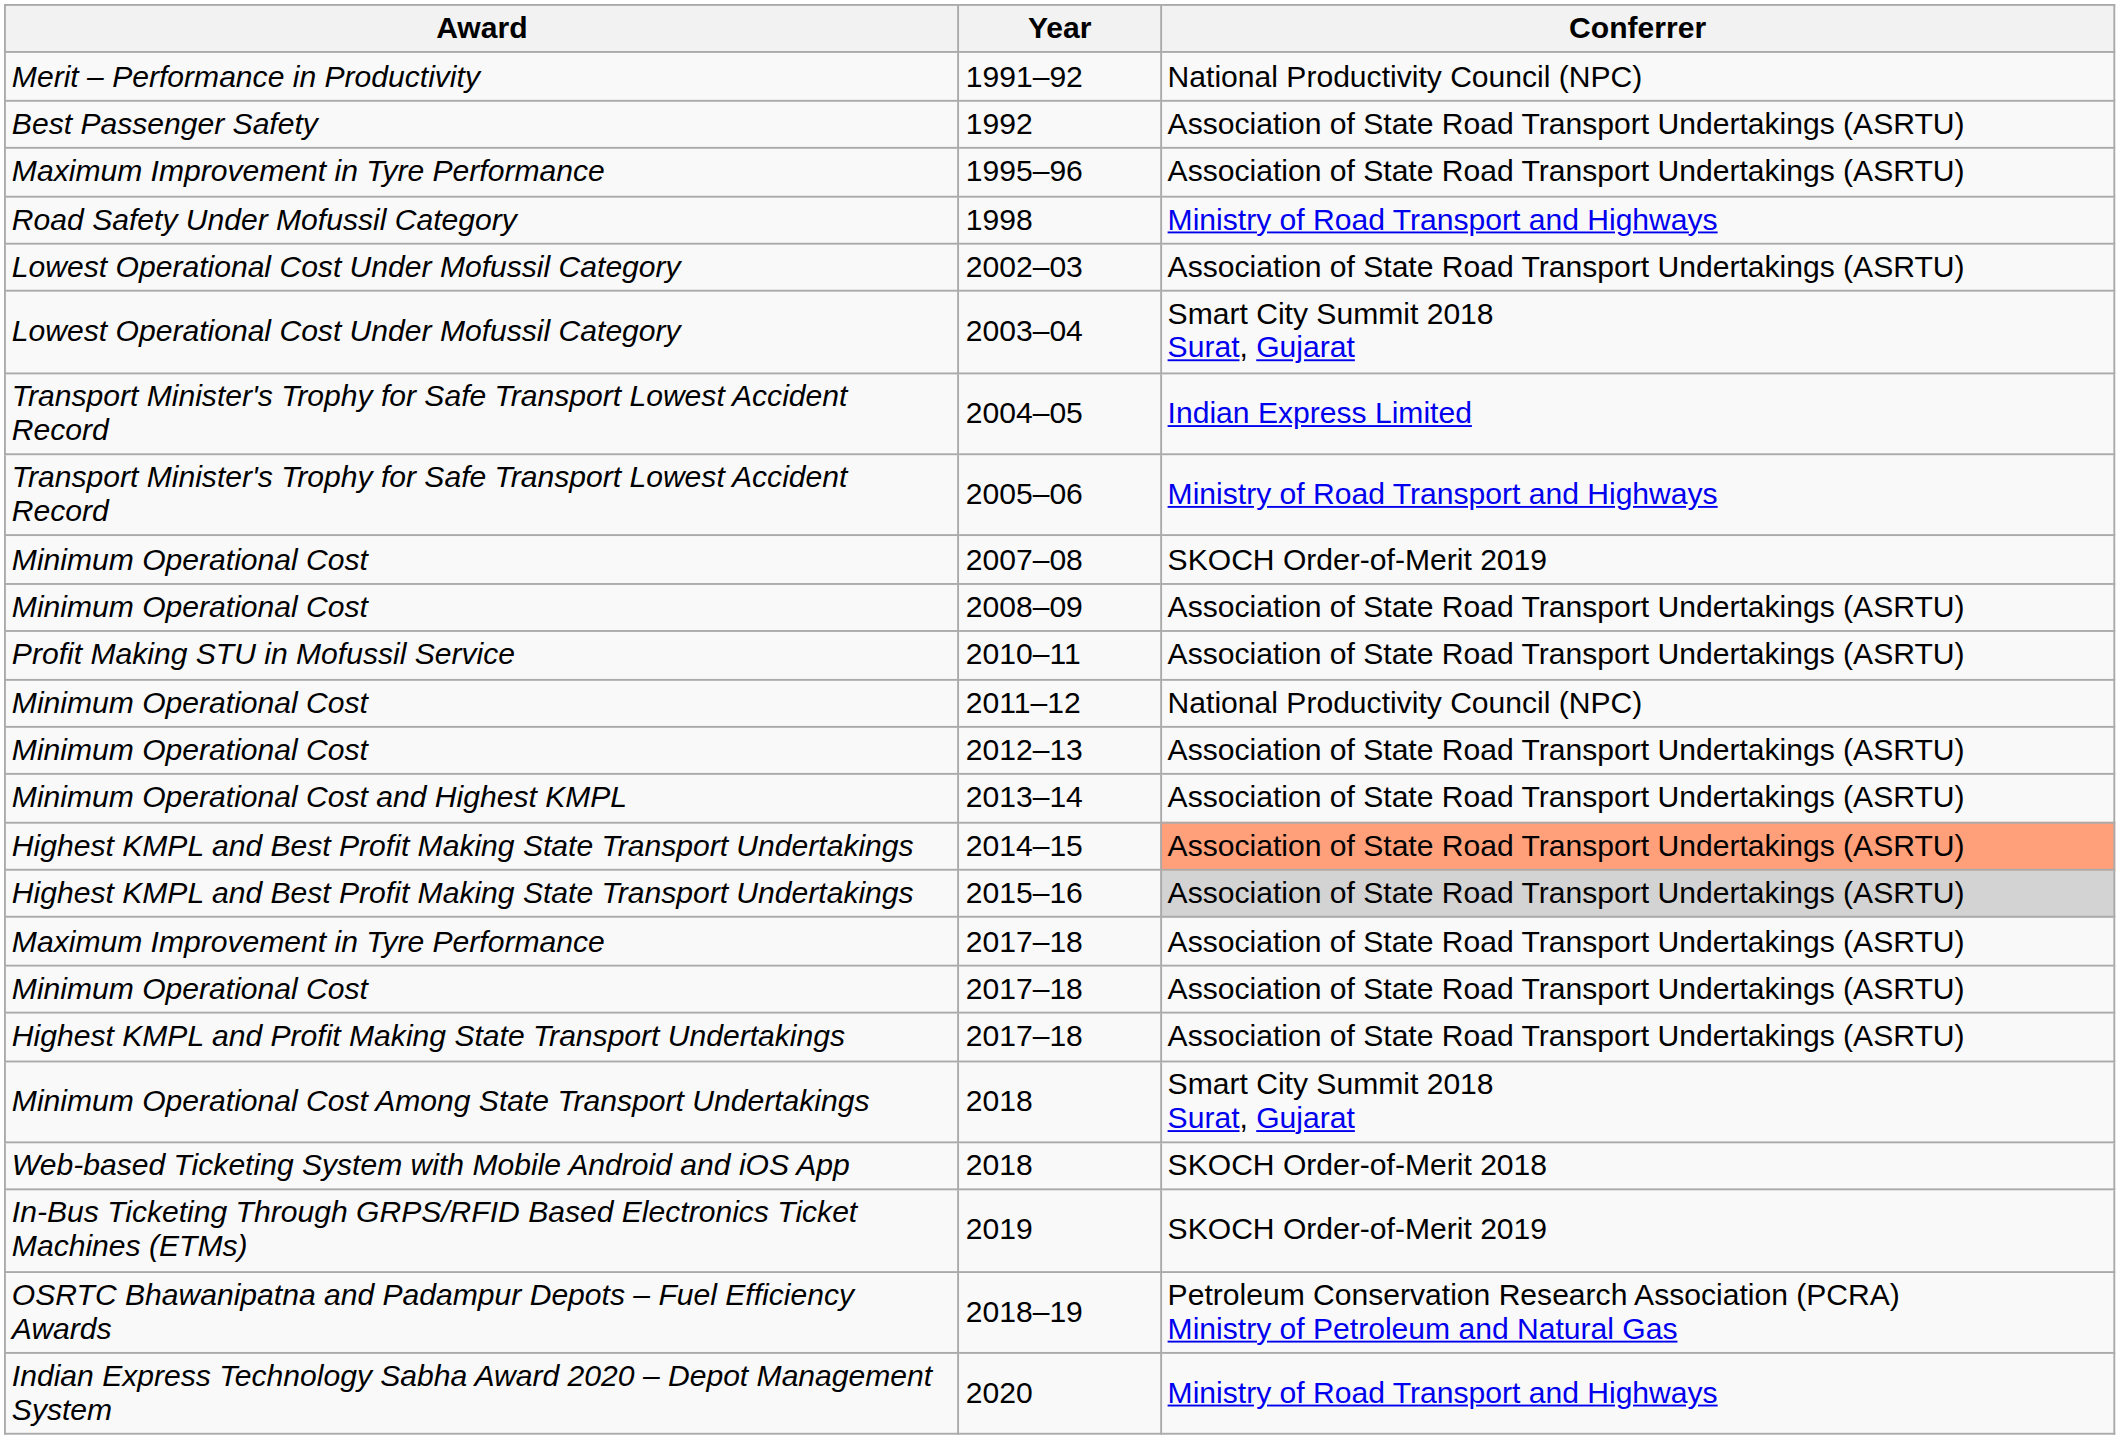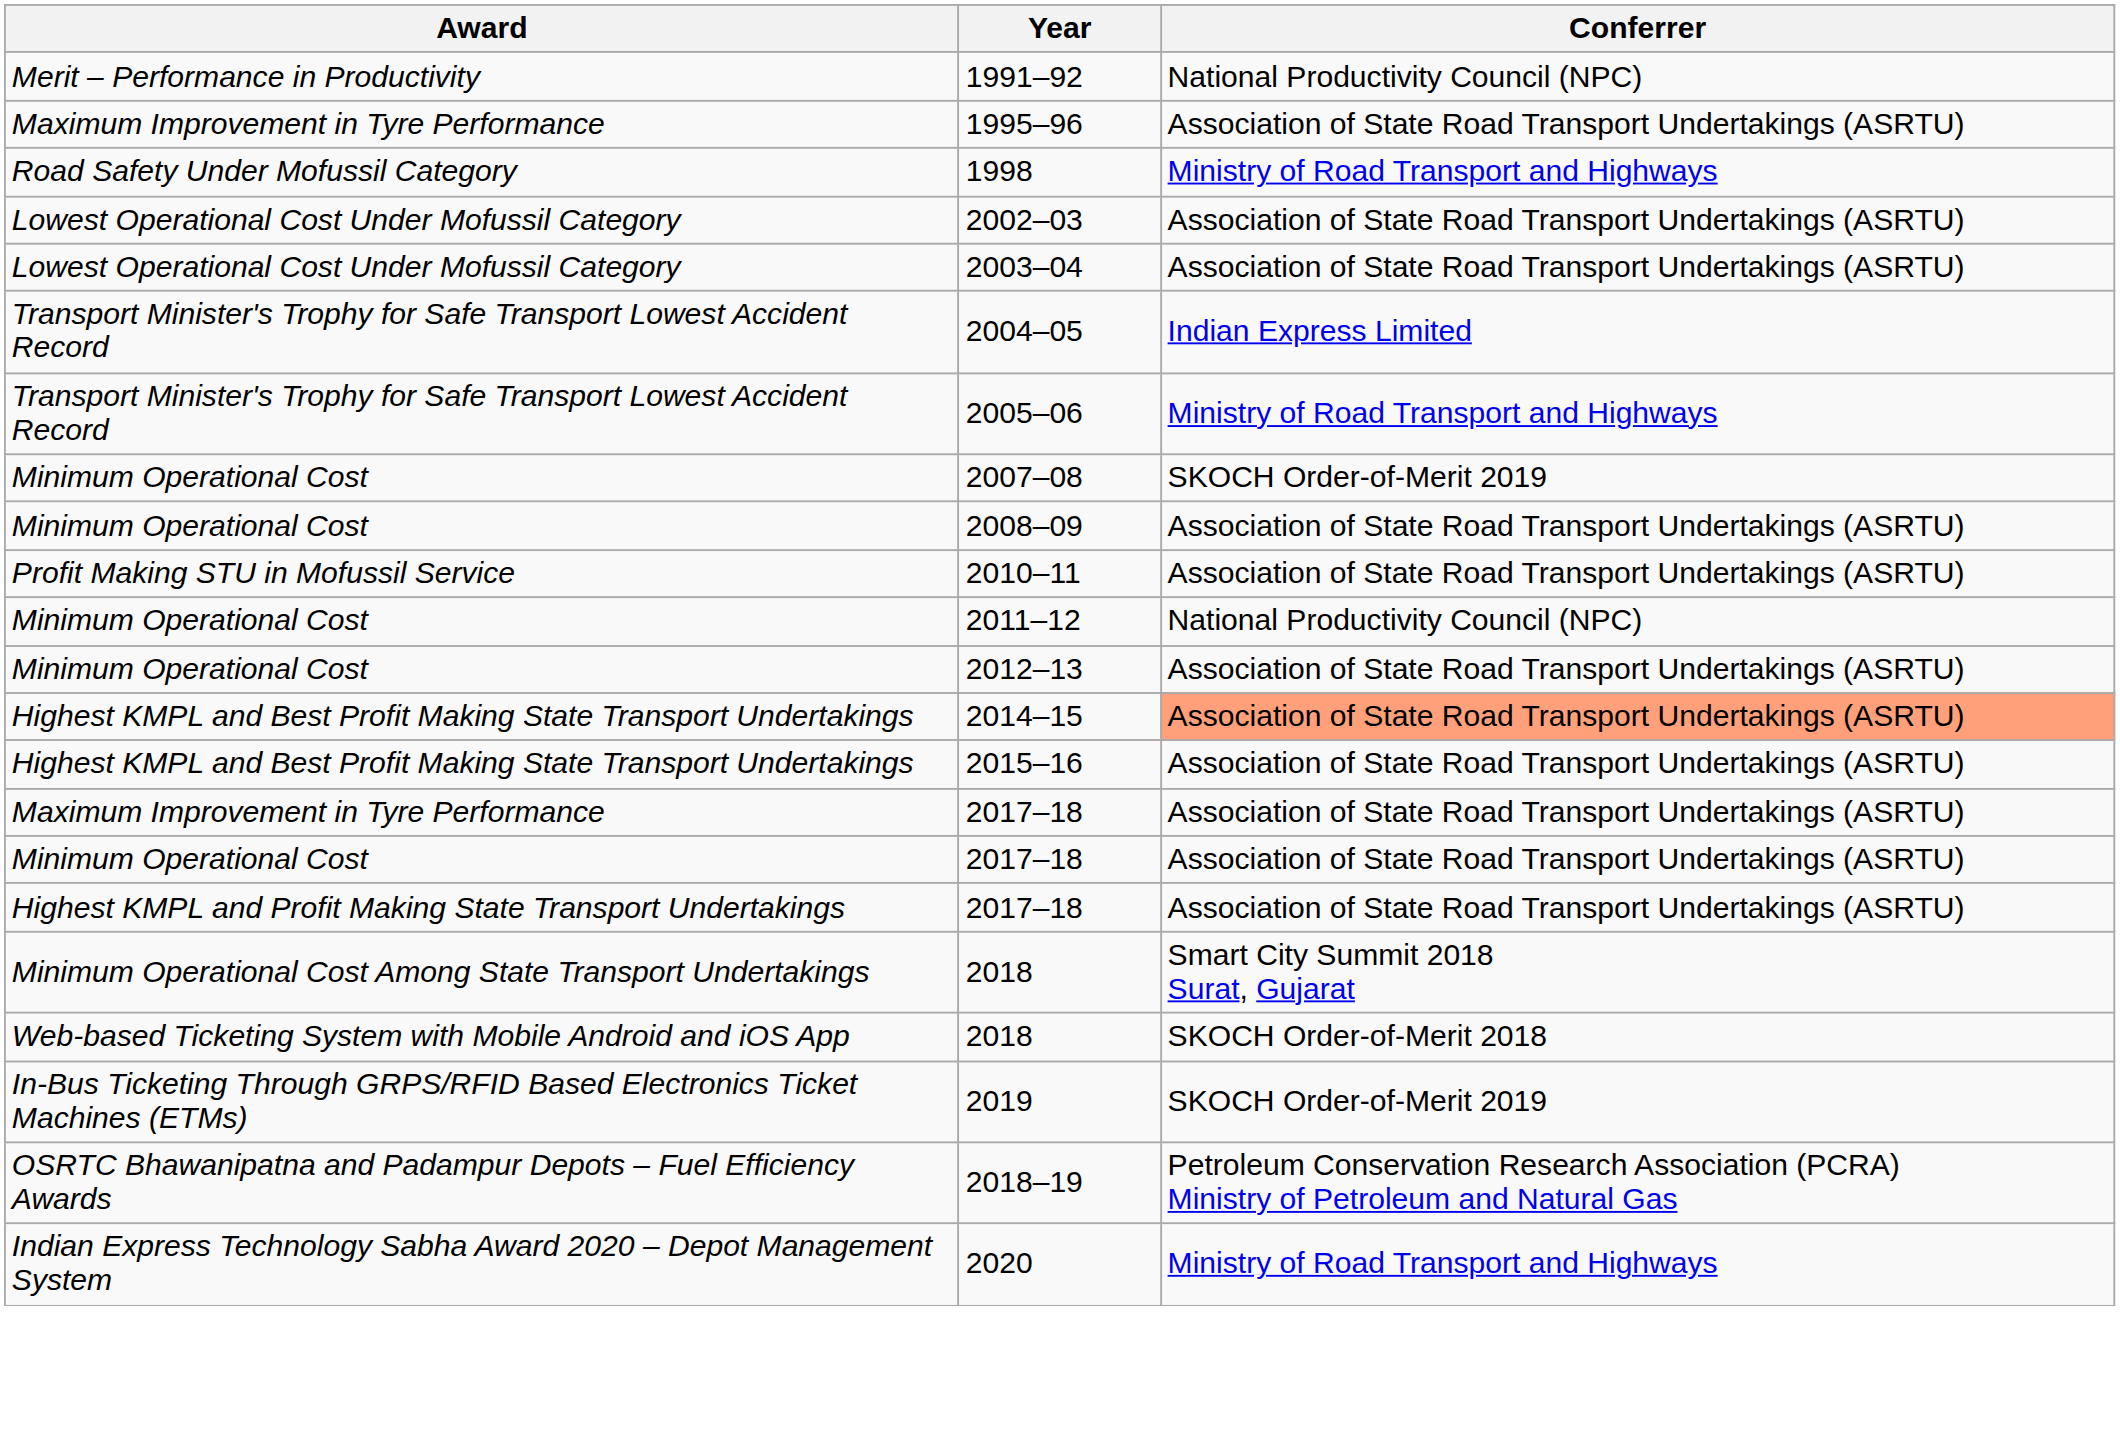- row: (165, 123)
(1331, 331) Smart City Summit 2018 Surat, Gujarat -> (1566, 266) Association of State Road Transport Undertakings (ASRTU)
- row: (319, 797)
(1566, 893) lightgrey background -> (1566, 763) no background
